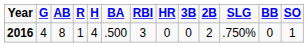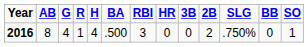columns swapped: (44, 13) <-> (62, 13)
